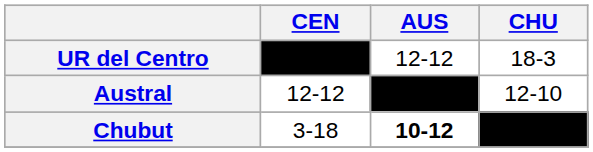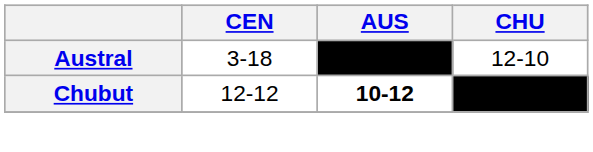- row: (133, 58)
(316, 94) 12-12 -> (250, 58) 3-18
(316, 130) 3-18 -> (250, 94) 12-12
